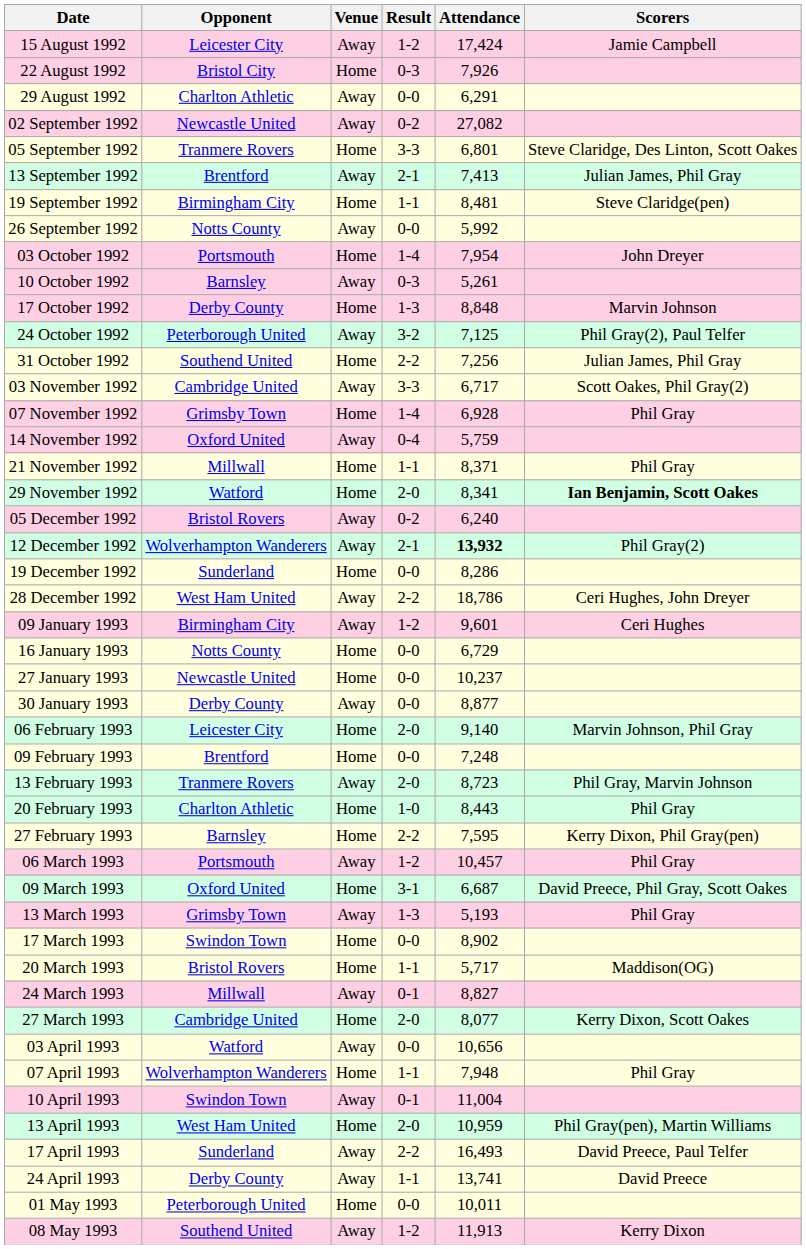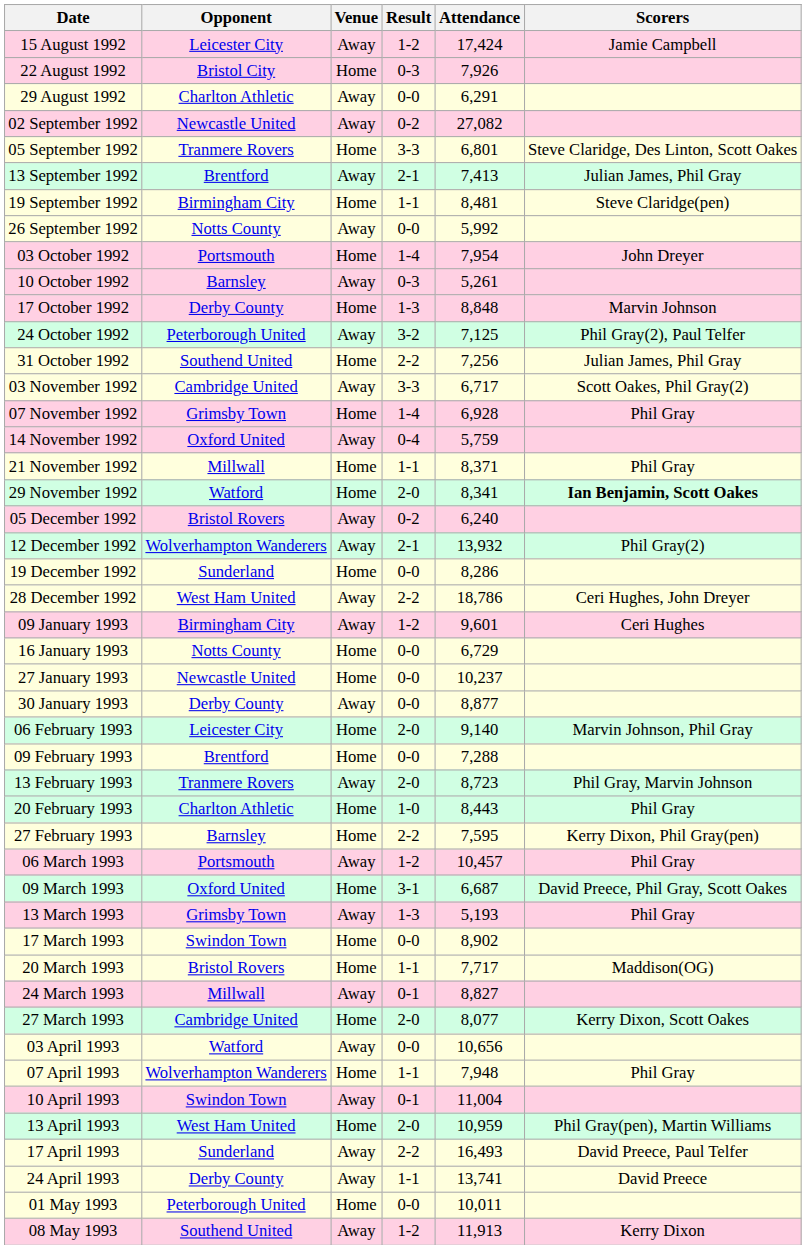(480, 545) bold -> (480, 545) normal
(480, 756) 7,248 -> (480, 756) 7,288
(480, 967) 5,717 -> (480, 967) 7,717
